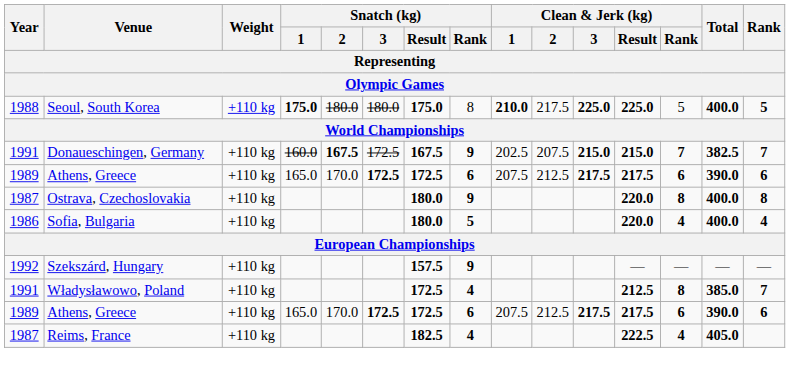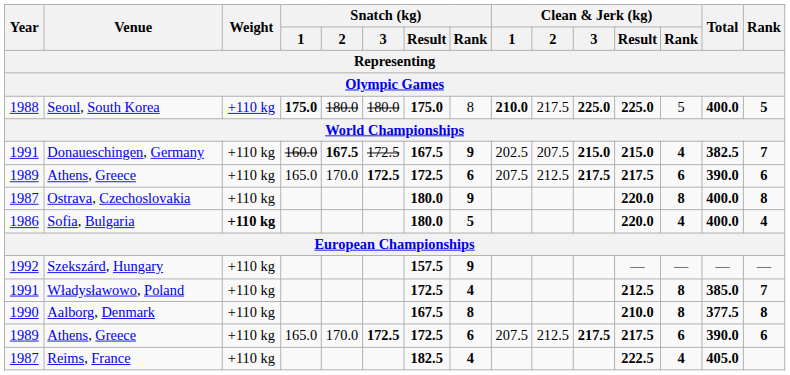(681, 152) 7 -> (681, 152) 4
(251, 221) normal -> (251, 221) bold
+ row: (24, 312)
